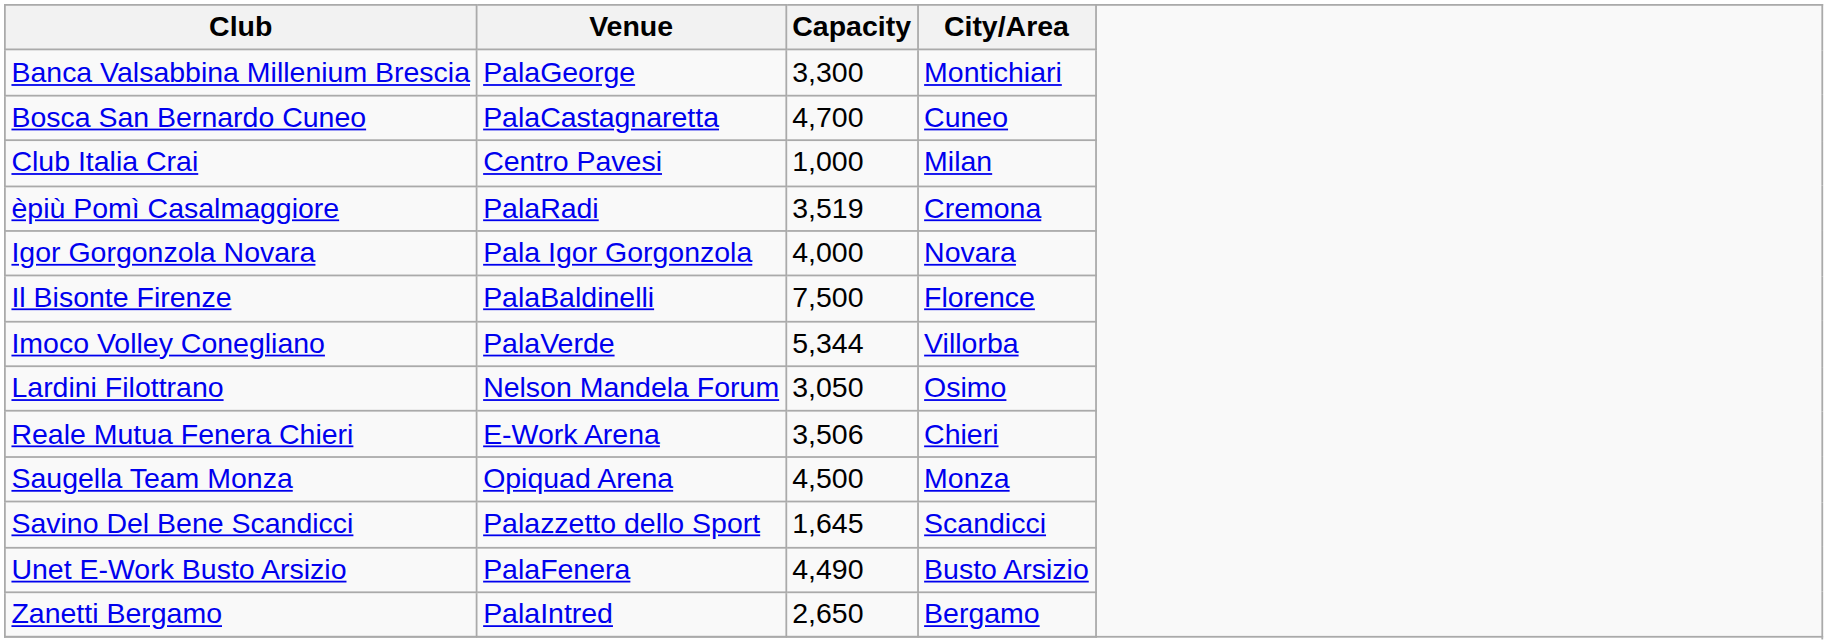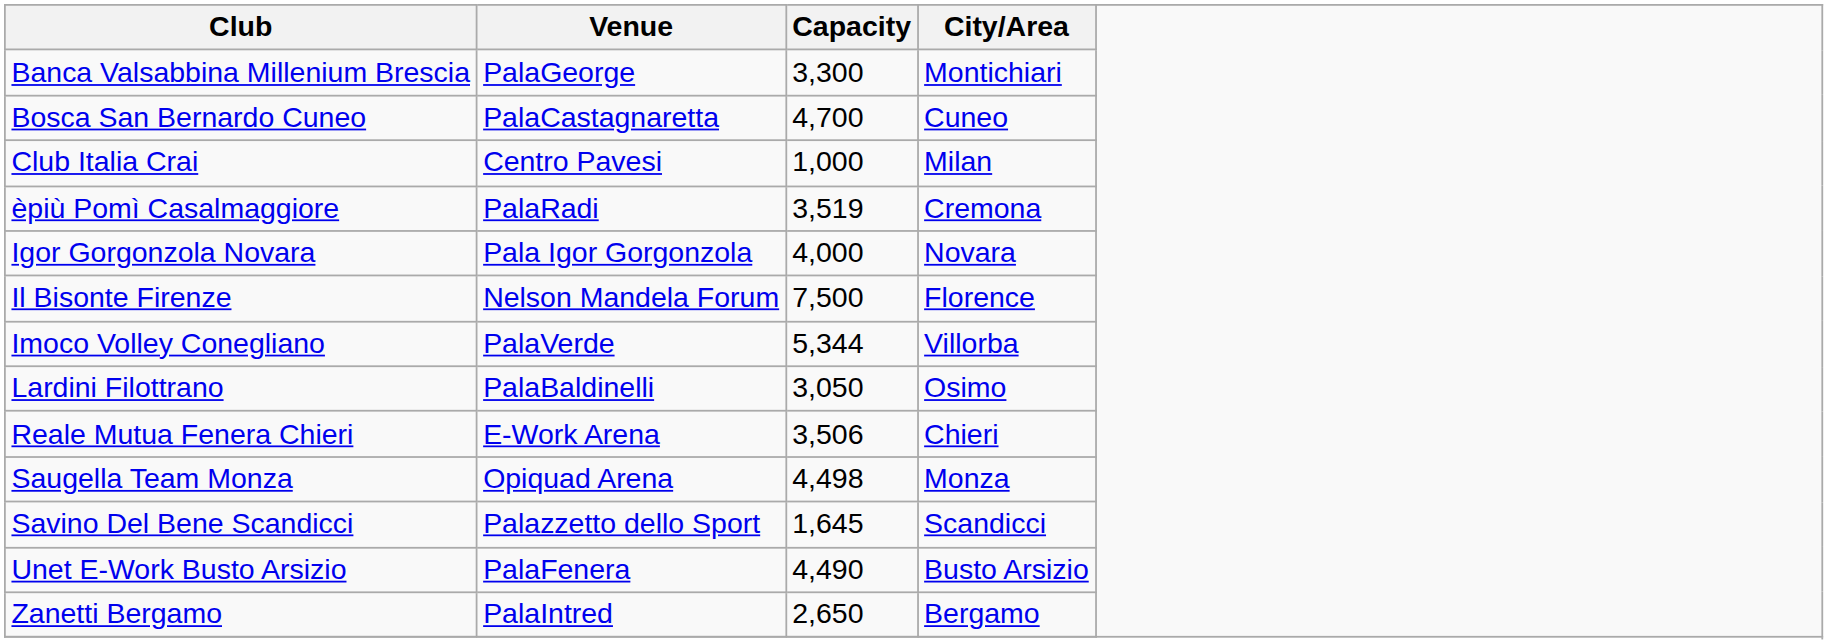(569, 298) PalaBaldinelli -> (631, 298) Nelson Mandela Forum
(631, 388) Nelson Mandela Forum -> (569, 388) PalaBaldinelli
(828, 478) 4,500 -> (828, 478) 4,498
